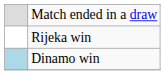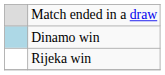rows swapped: (65, 59) <-> (61, 37)
